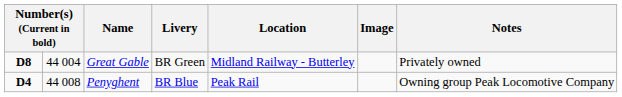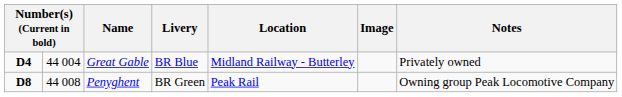(24, 62) D8 -> (24, 62) D4
(180, 62) BR Green -> (176, 62) BR Blue
(24, 82) D4 -> (24, 82) D8
(176, 82) BR Blue -> (180, 82) BR Green
